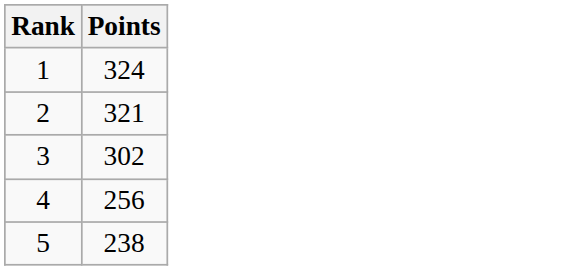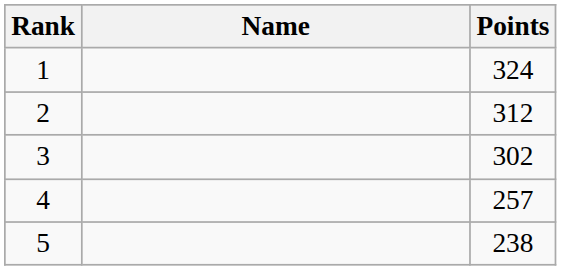+ column: (276, 26)
(124, 112) 321 -> (513, 112) 312
(124, 199) 256 -> (513, 199) 257
